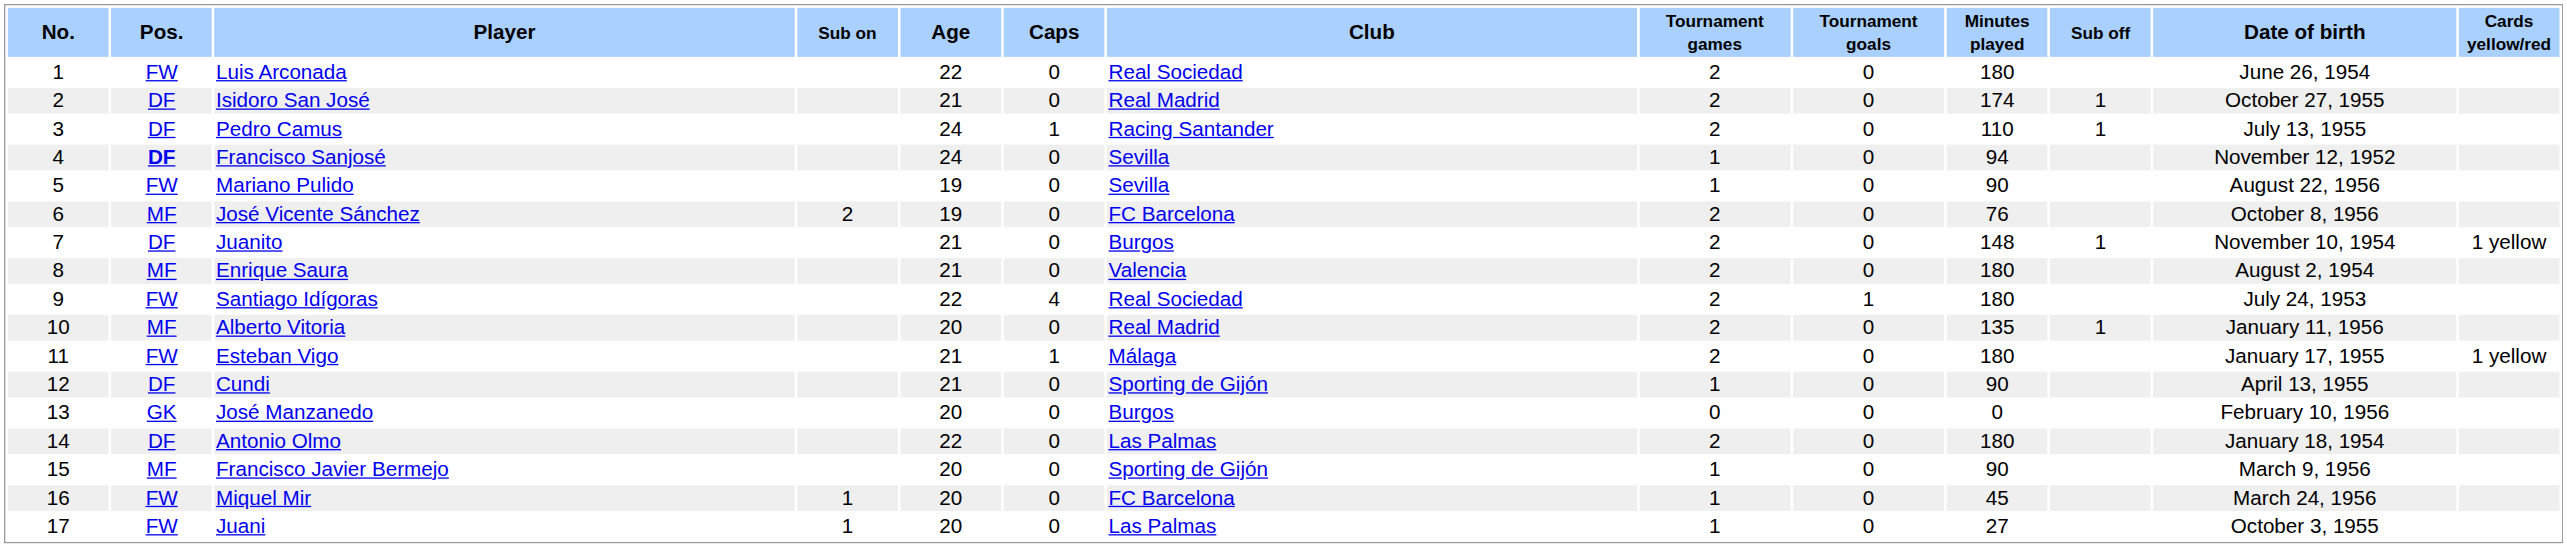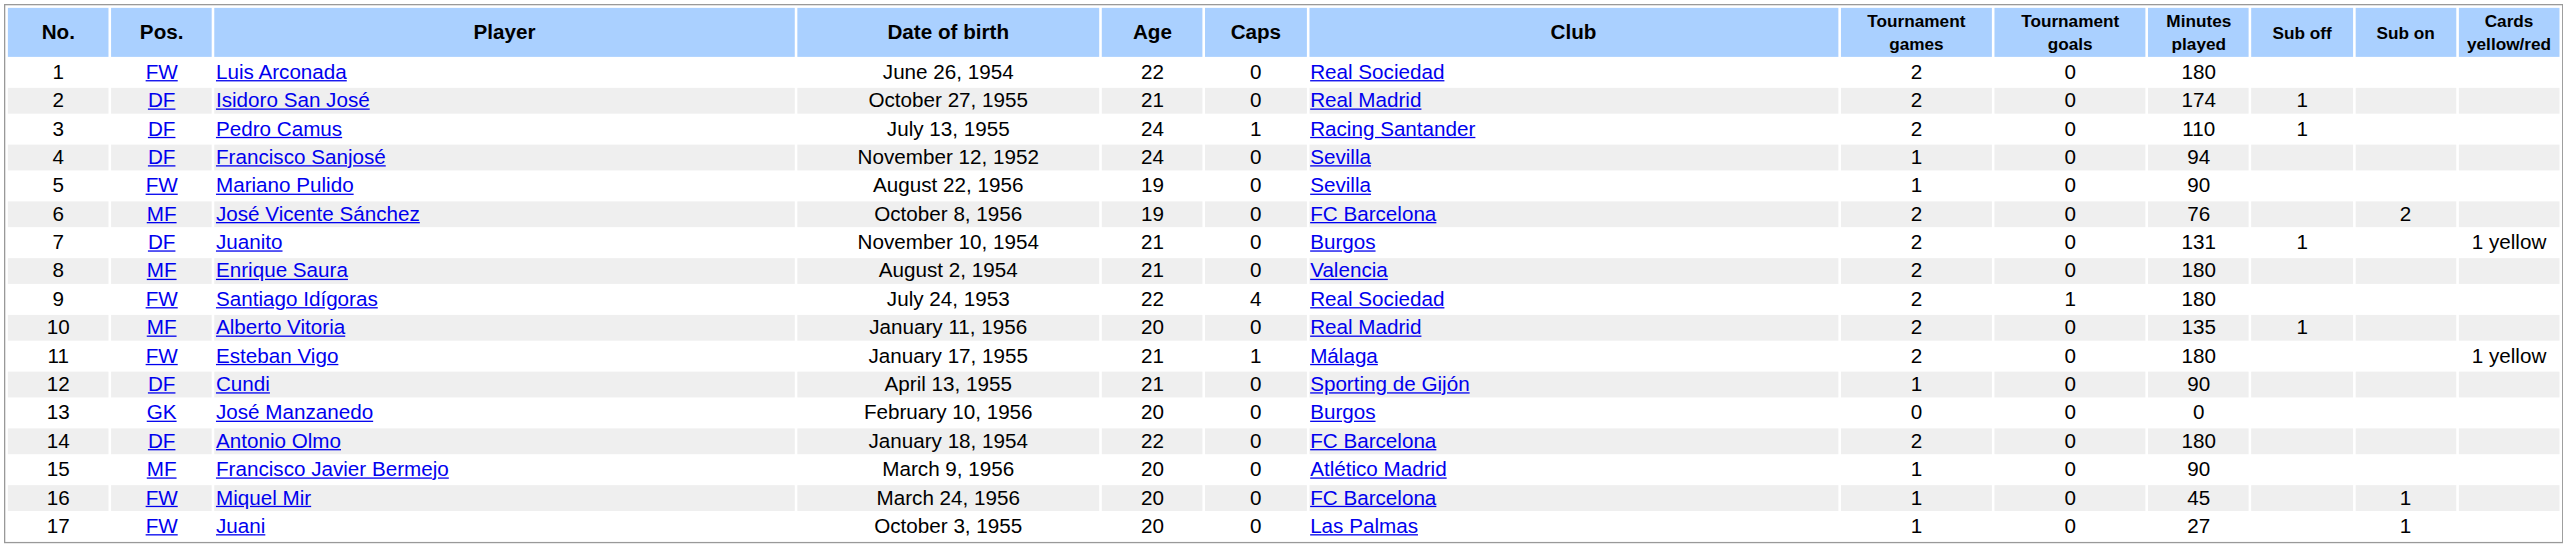columns swapped: (2305, 32) <-> (847, 33)
(162, 157) bold -> (162, 157) normal
(1997, 242) 148 -> (2199, 242) 131
(1162, 441) Las Palmas -> (1373, 441) FC Barcelona
(1188, 469) Sporting de Gijón -> (1378, 469) Atlético Madrid
